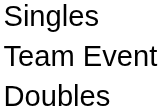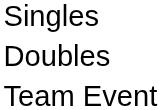rows swapped: (57, 96) <-> (80, 56)
